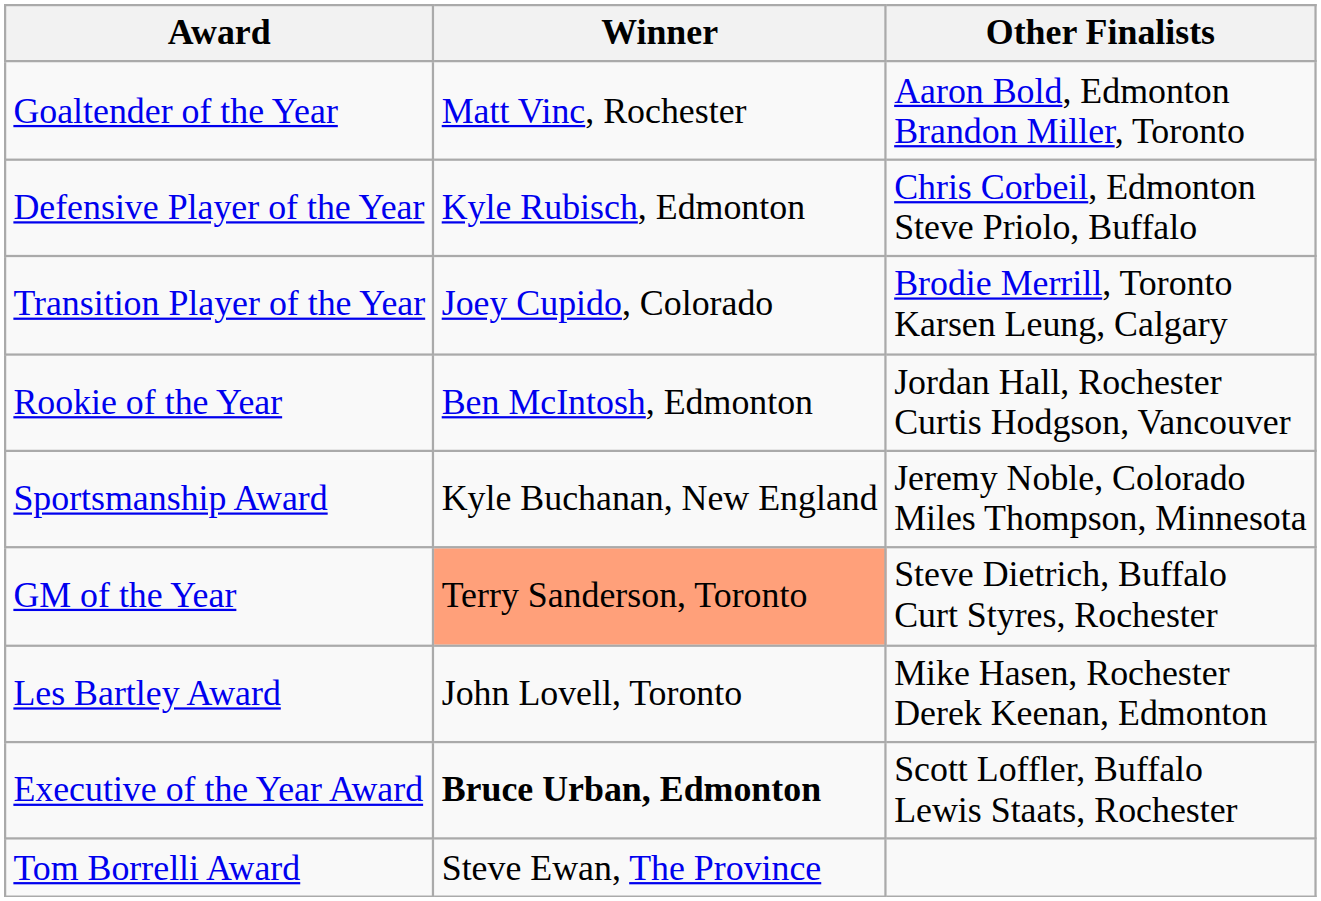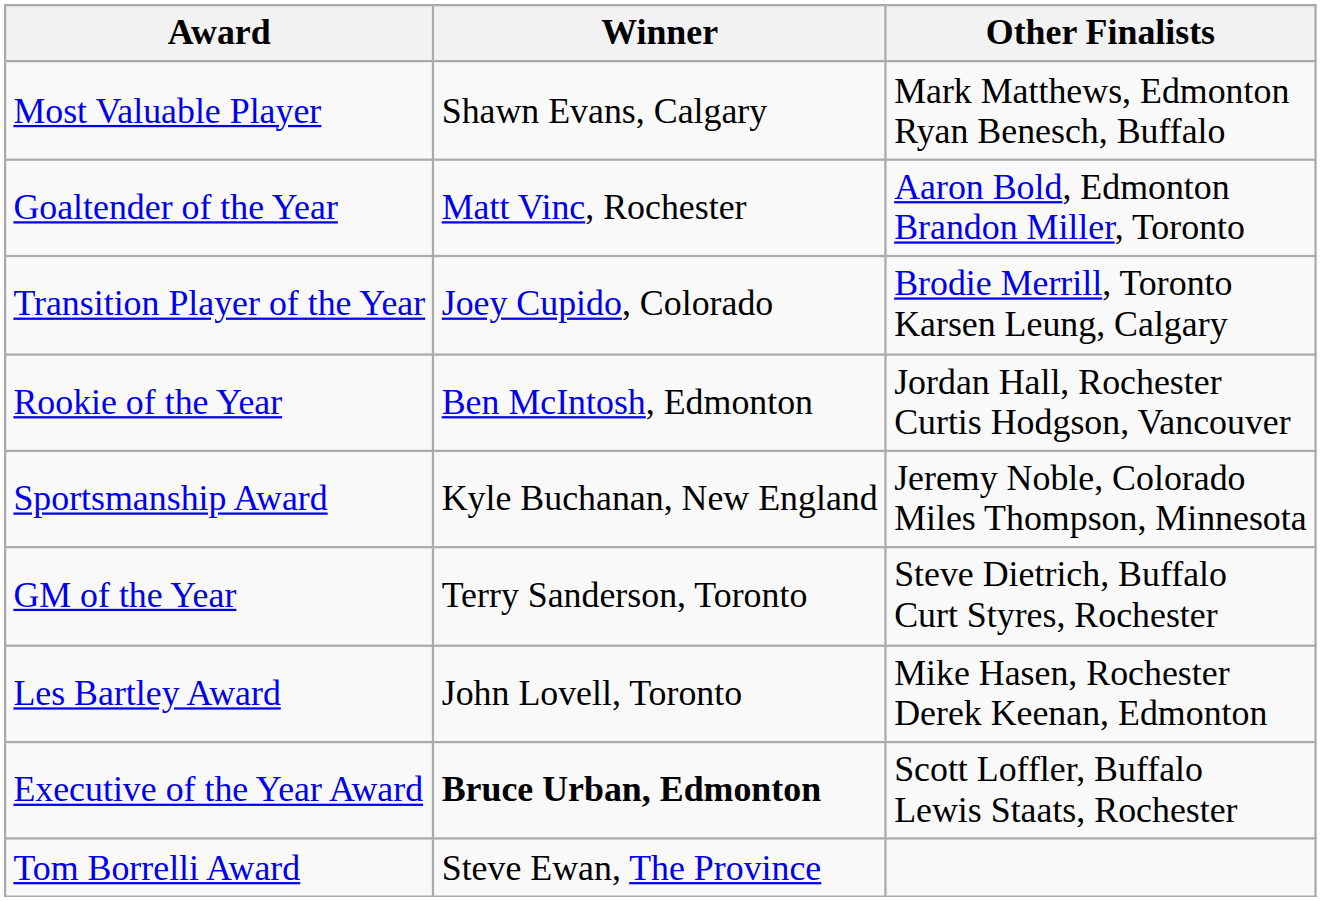+ row: (167, 109)
- row: (219, 207)
(625, 595) lightsalmon background -> (625, 595) no background
